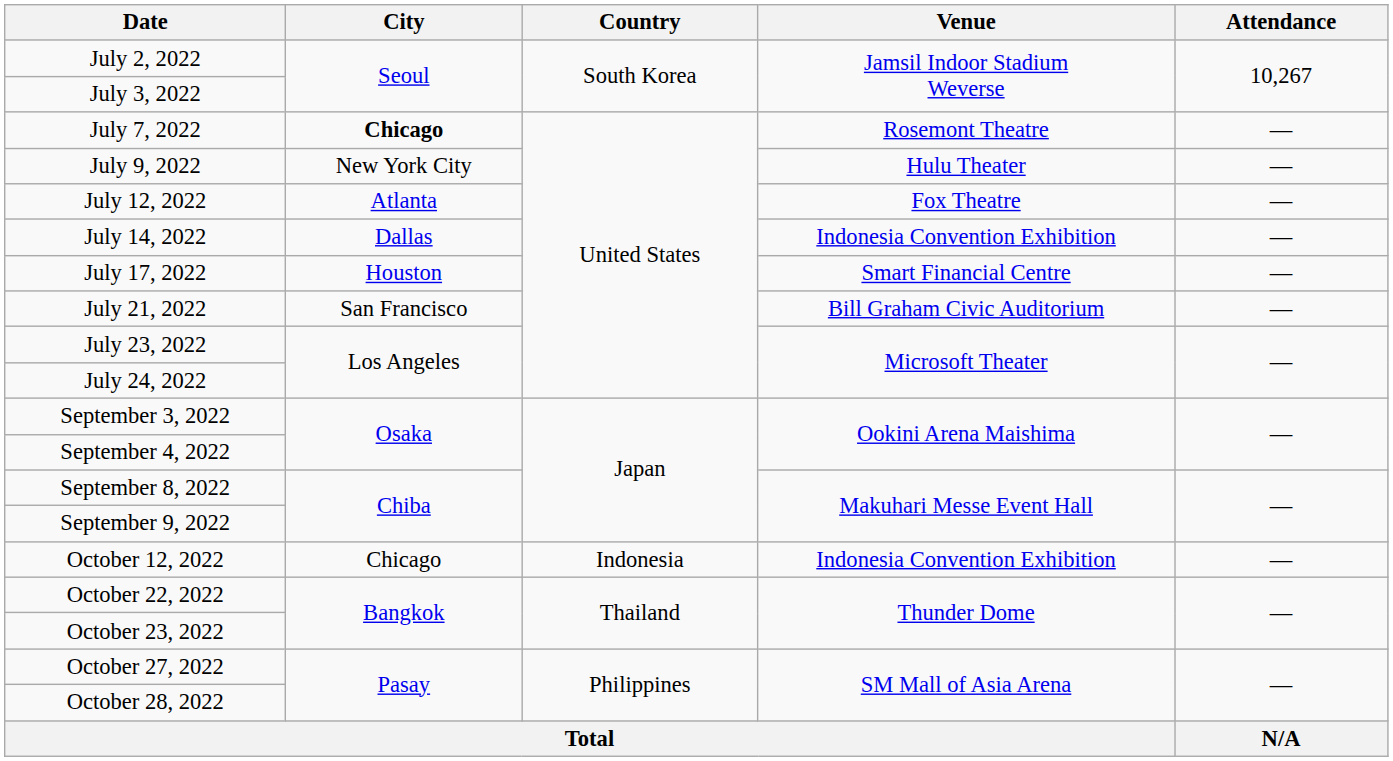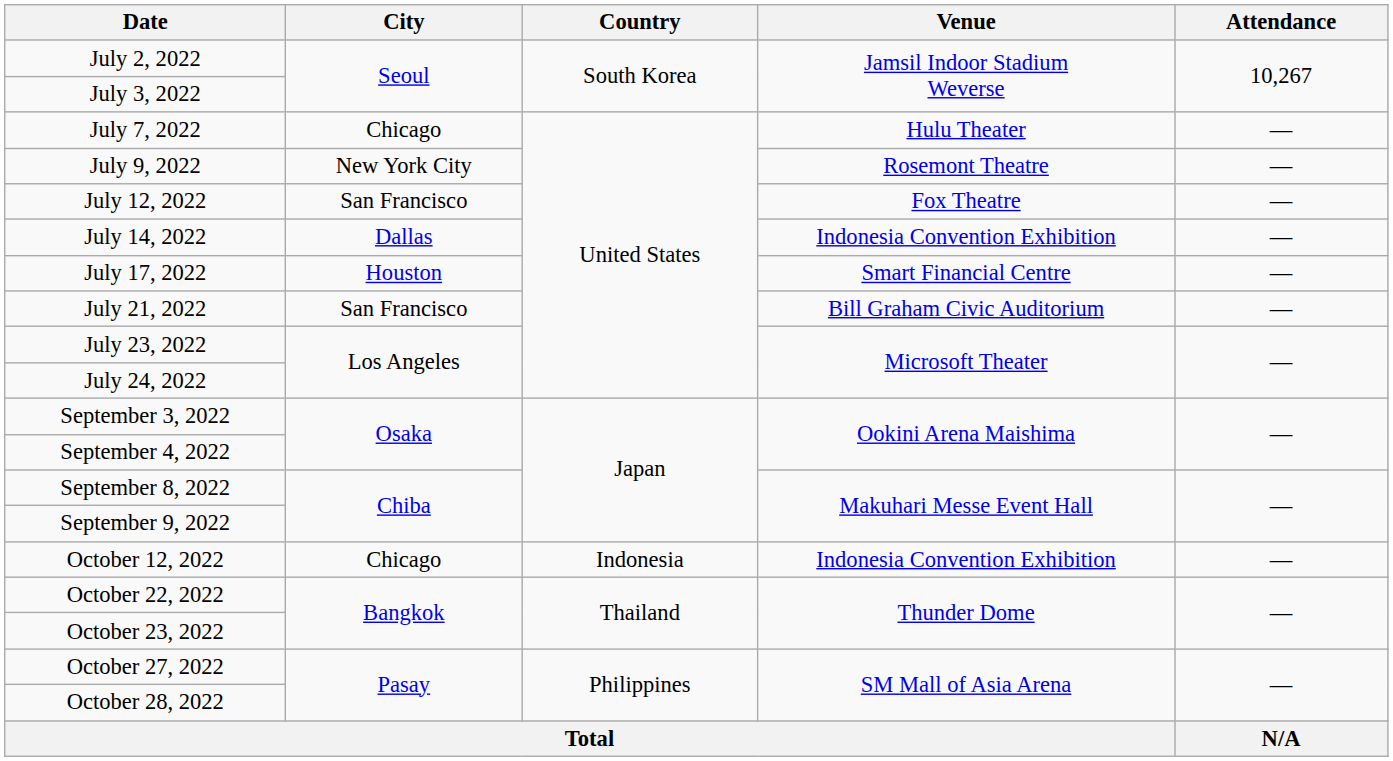(404, 129) bold -> (404, 129) normal
(966, 129) Rosemont Theatre -> (966, 129) Hulu Theater
(966, 165) Hulu Theater -> (966, 165) Rosemont Theatre
(404, 201) Atlanta -> (404, 201) San Francisco
